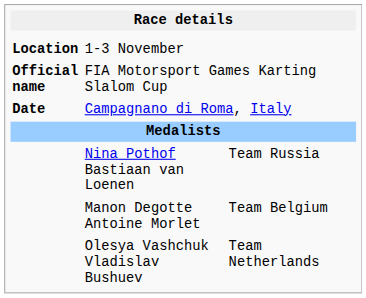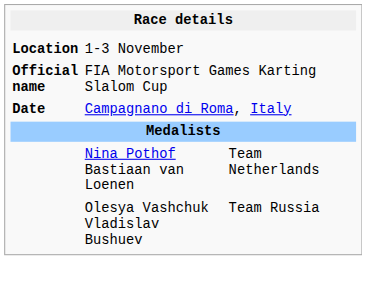(274, 154) Team Russia -> (274, 162) Team Netherlands
- row: (143, 216)
(274, 254) Team Netherlands -> (274, 208) Team Russia
